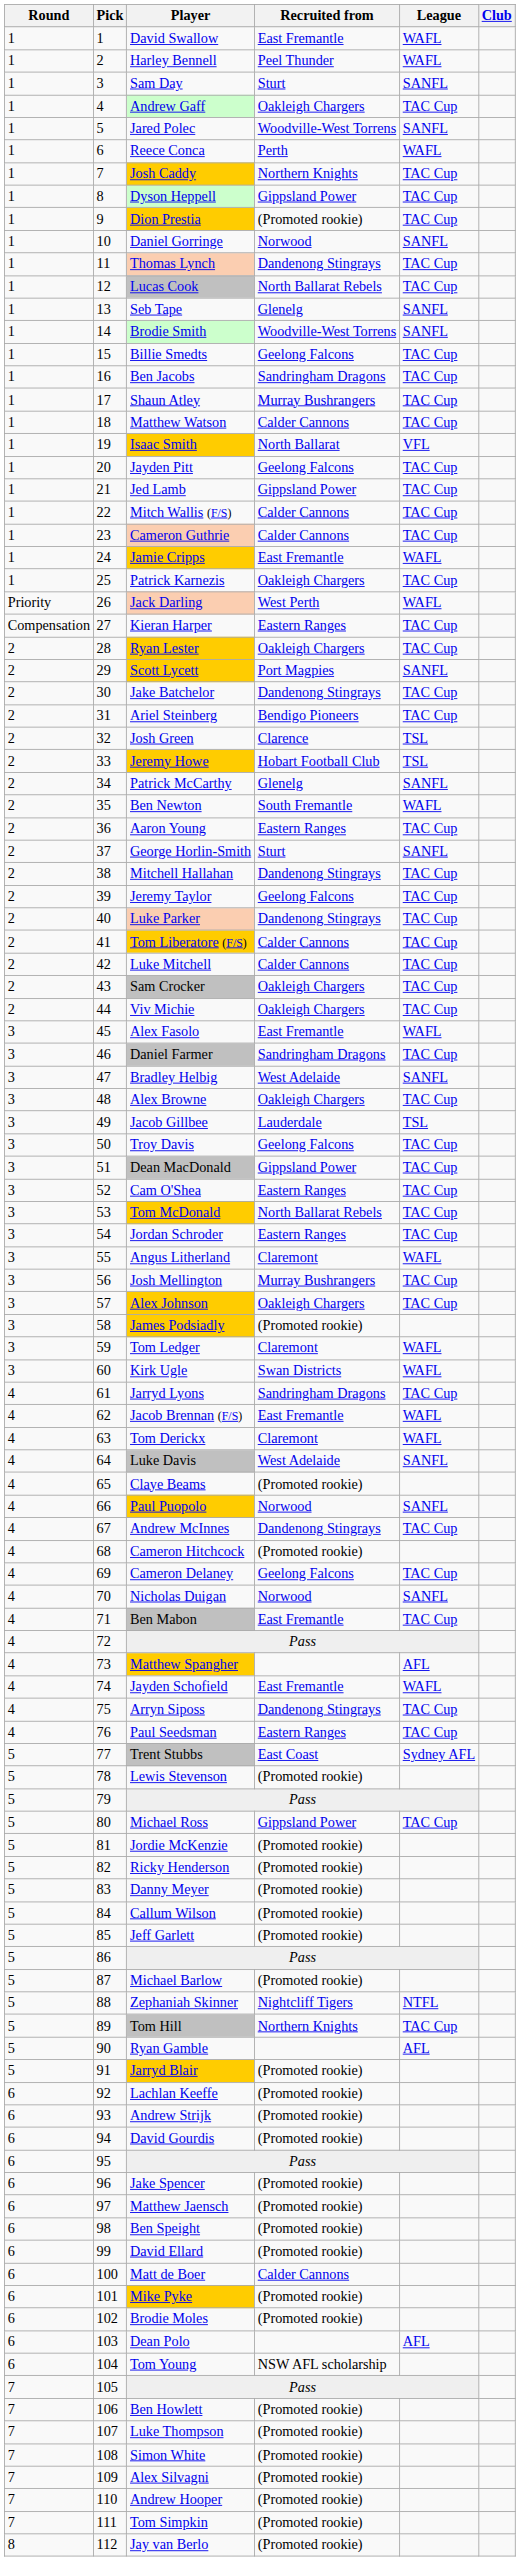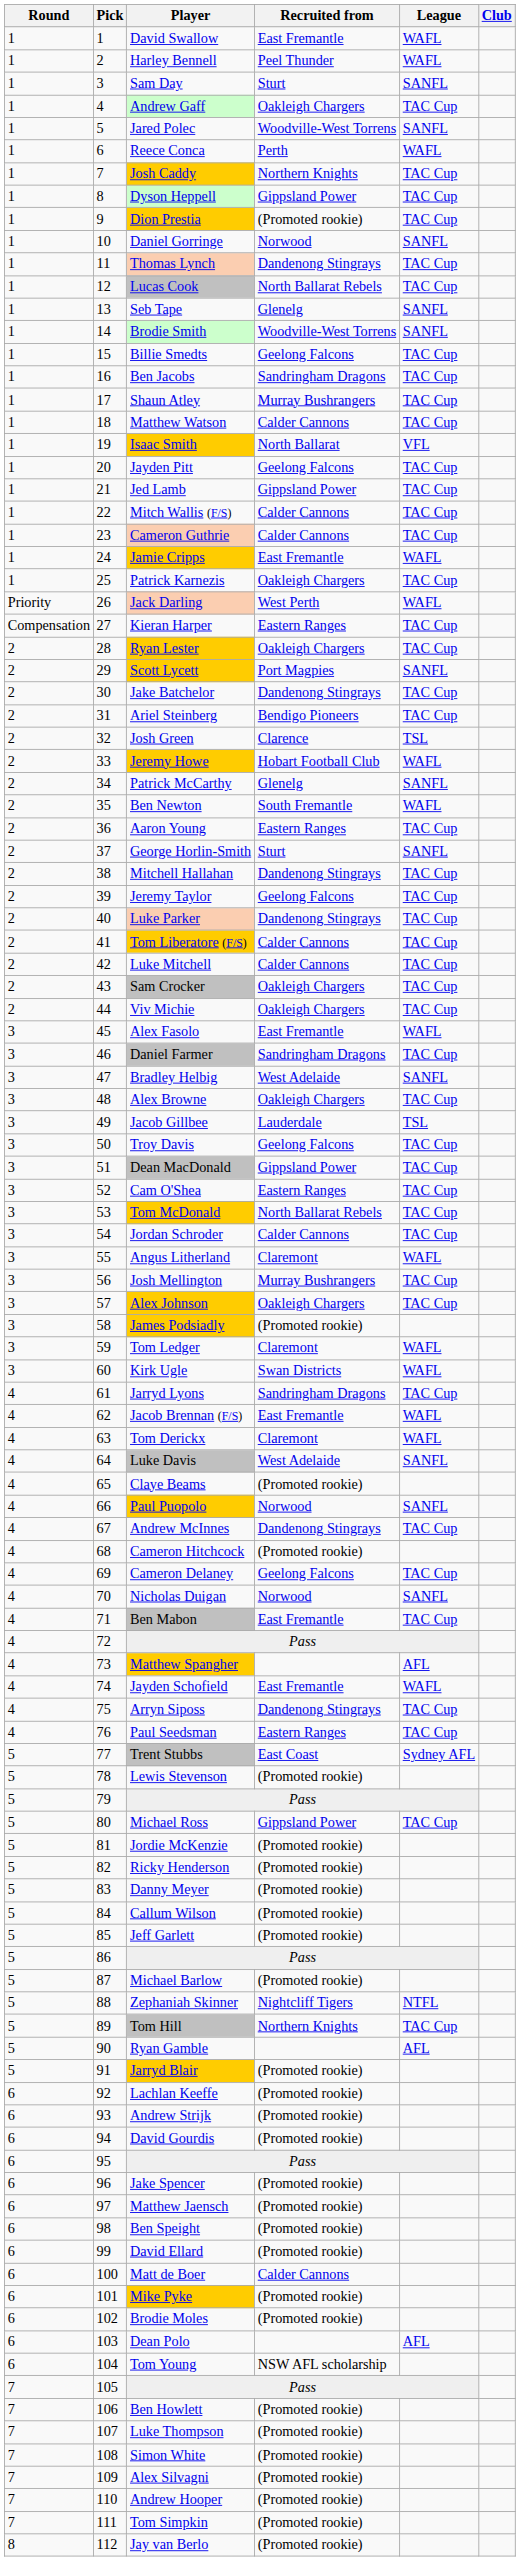(415, 761) TSL -> (422, 761) WAFL
(302, 1235) Eastern Ranges -> (303, 1235) Calder Cannons
